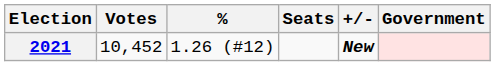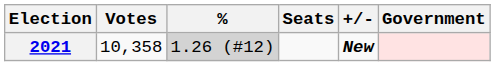(131, 47) 10,452 -> (131, 47) 10,358
(222, 47) no background -> (222, 47) lightgrey background
